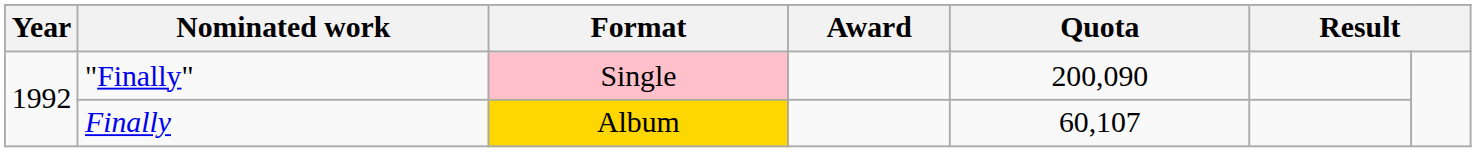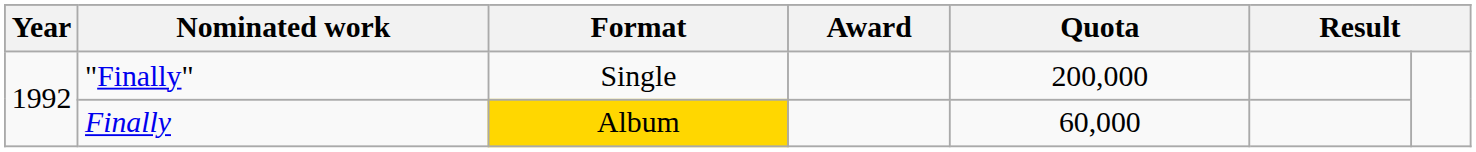(638, 75) pink background -> (638, 75) no background
(1100, 75) 200,090 -> (1100, 75) 200,000
(1100, 122) 60,107 -> (1100, 122) 60,000
